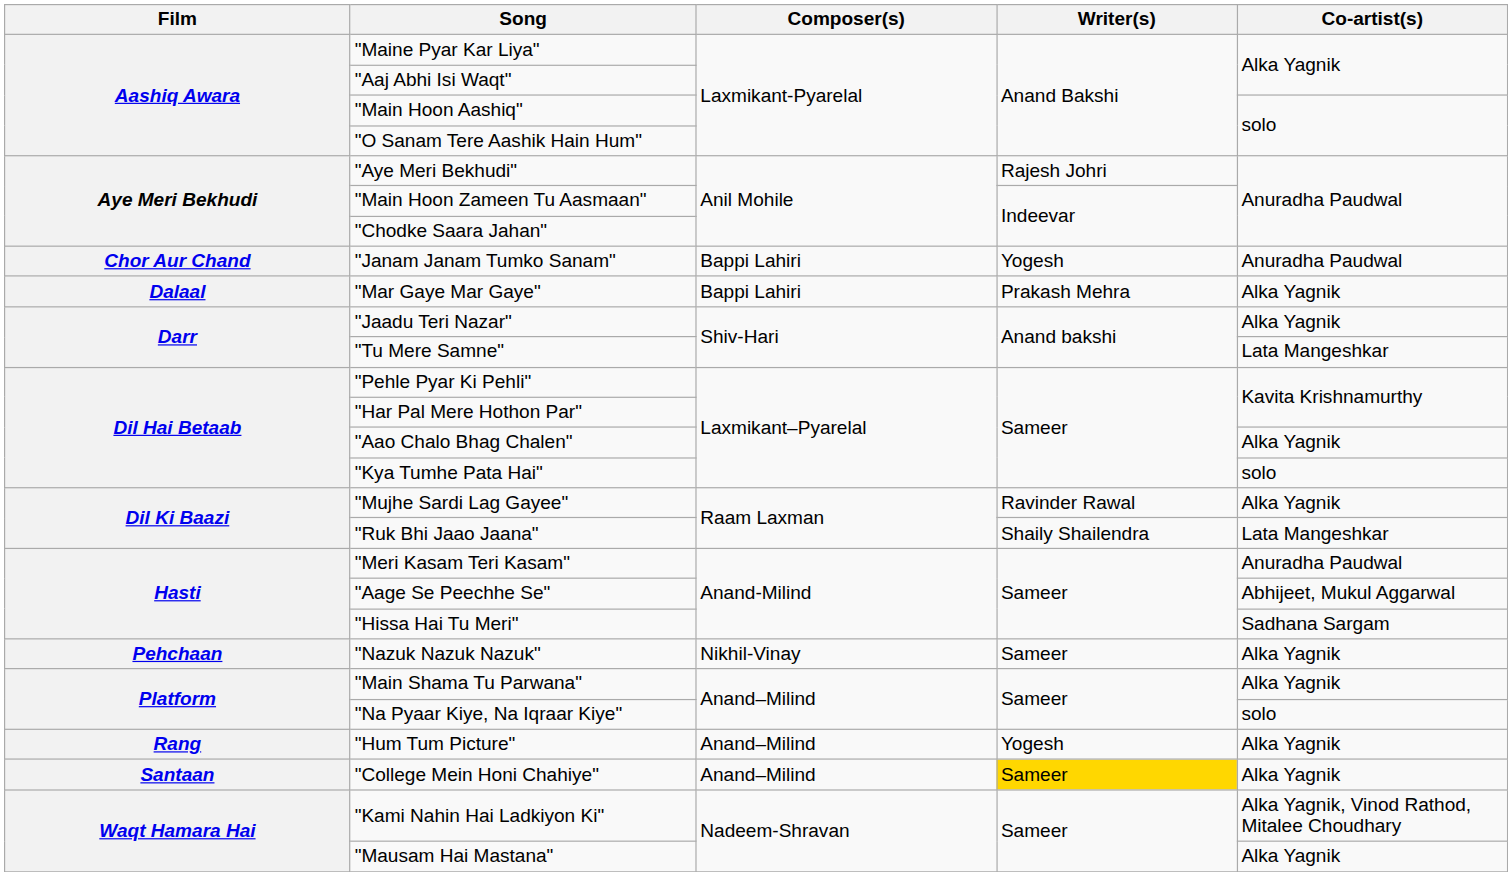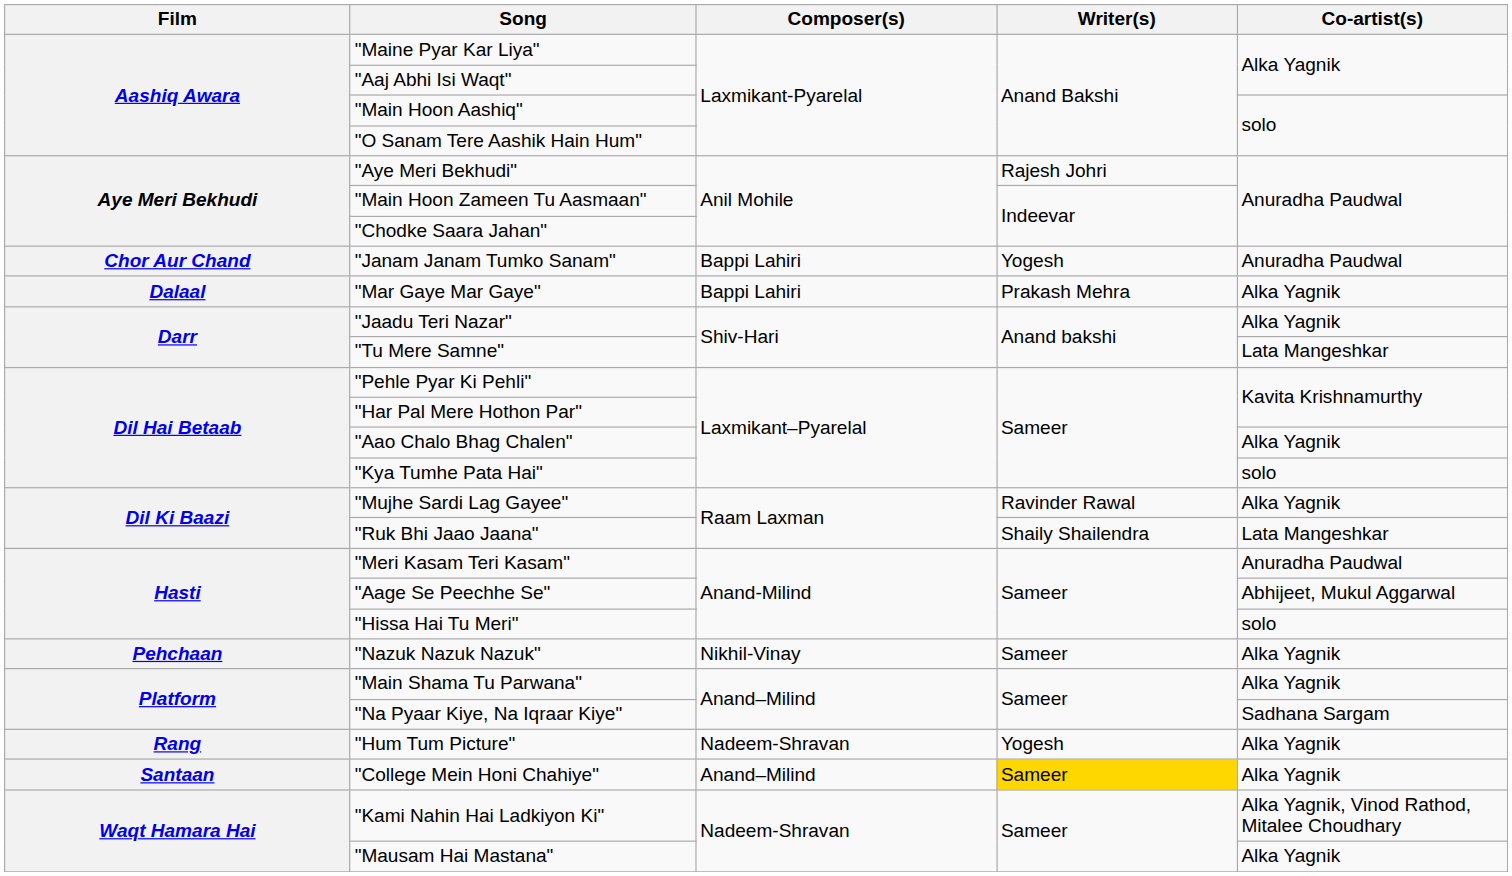(1315, 623) Sadhana Sargam -> (1259, 623) solo
(1259, 714) solo -> (1315, 714) Sadhana Sargam
(758, 744) Anand–Milind -> (775, 744) Nadeem-Shravan
